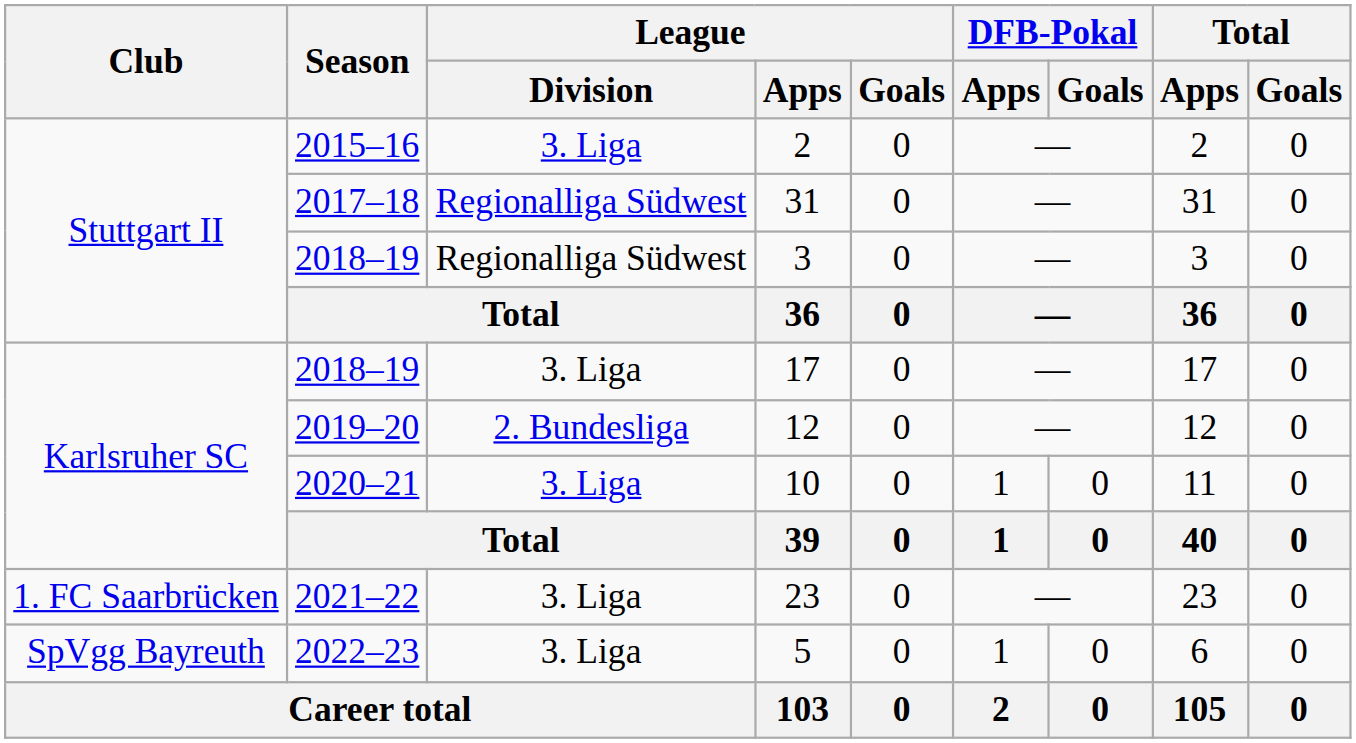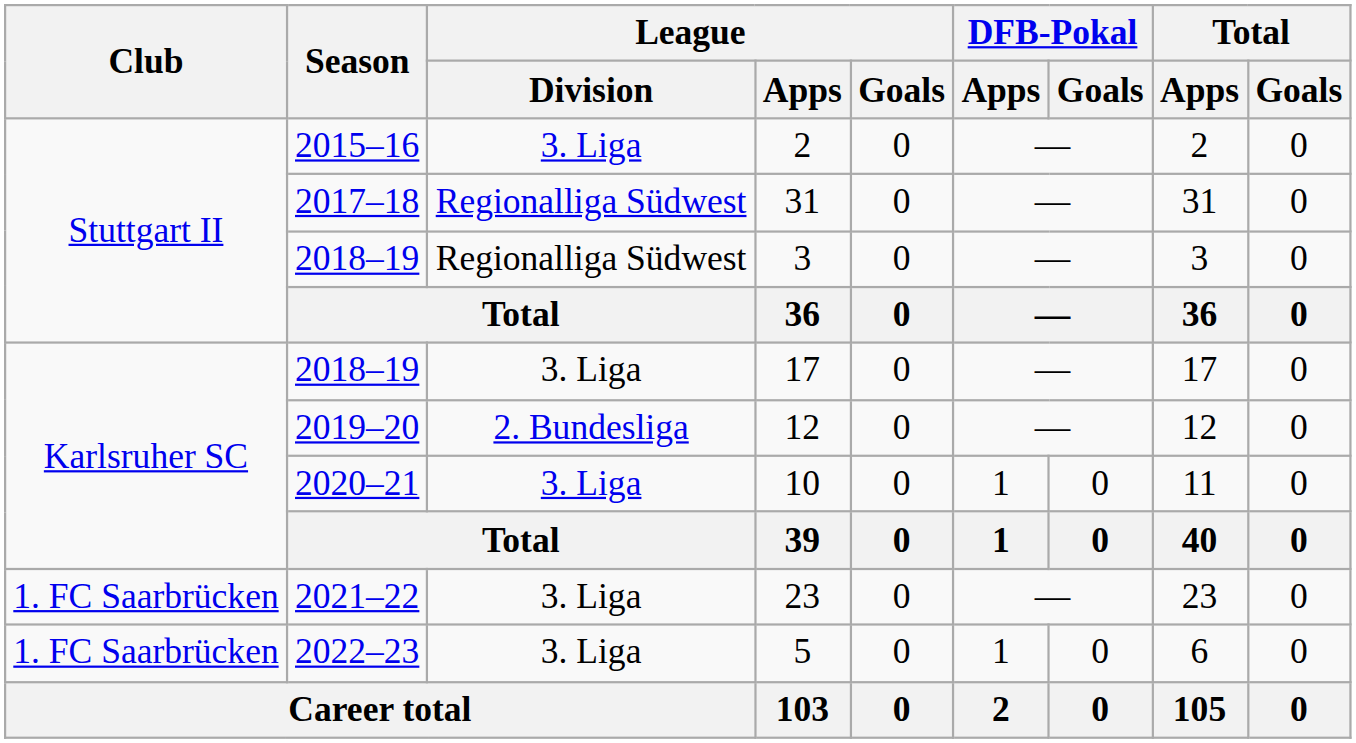(146, 652) SpVgg Bayreuth -> (146, 652) 1. FC Saarbrücken
